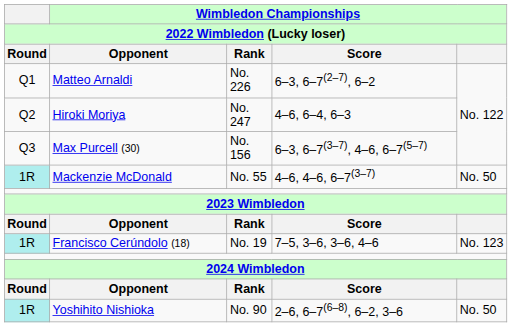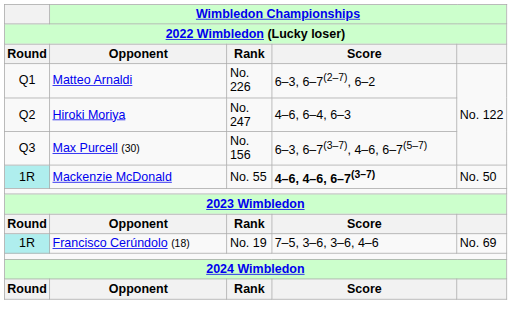(325, 176) normal -> (325, 176) bold
(482, 243) No. 123 -> (478, 243) No. 69
- row: (103, 310)
